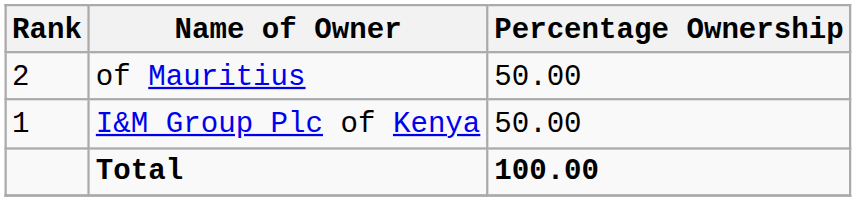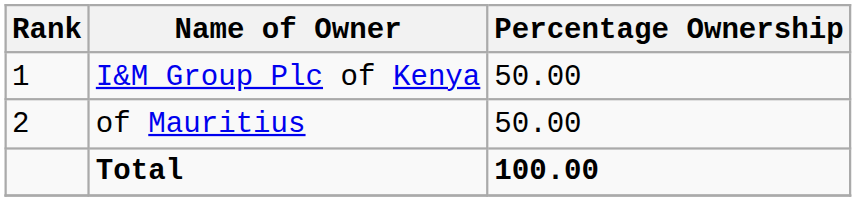rows swapped: (288, 124) <-> (201, 76)
